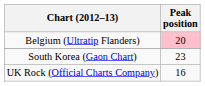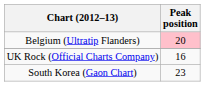rows swapped: (83, 56) <-> (83, 72)
